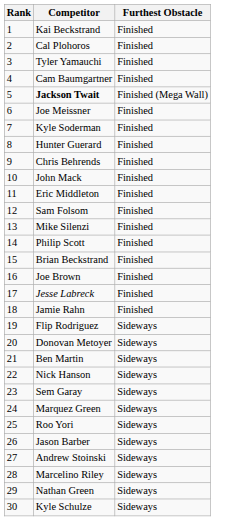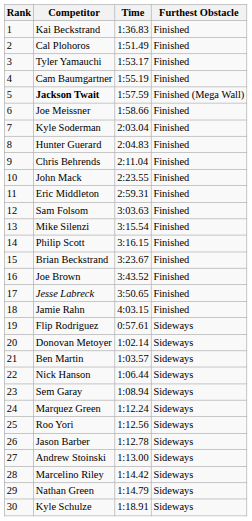+ column: (133, 12)
